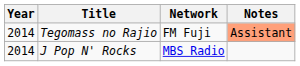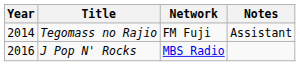(261, 32) lightsalmon background -> (261, 32) no background
(21, 51) 2014 -> (21, 51) 2016
